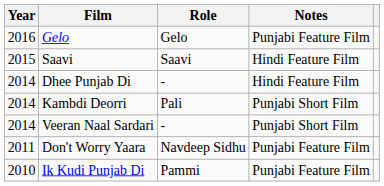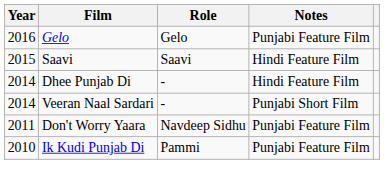- row: (84, 103)
